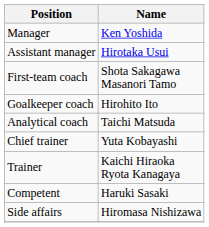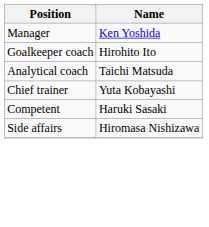- row: (51, 52)
- row: (47, 77)
- row: (25, 167)
